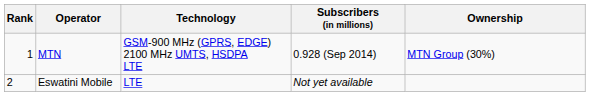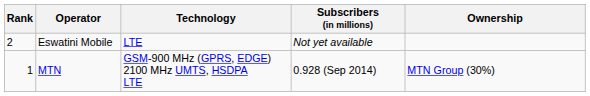rows swapped: (50, 54) <-> (75, 83)
